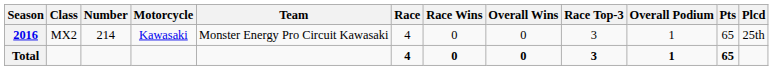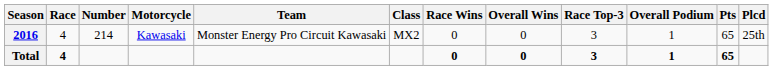columns swapped: (64, 14) <-> (407, 14)
